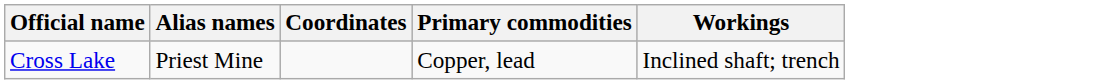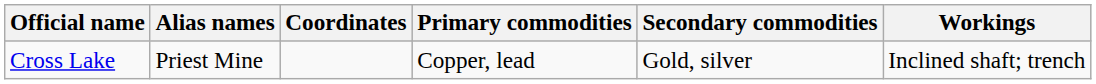+ column: (760, 22)
